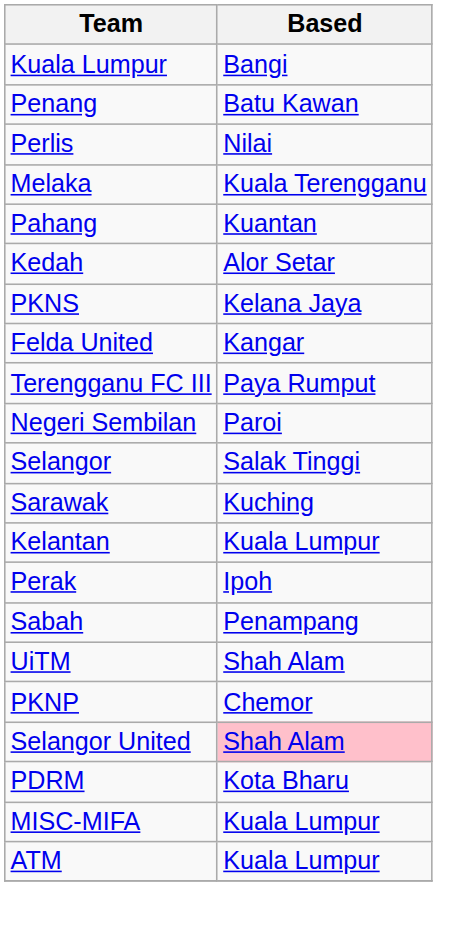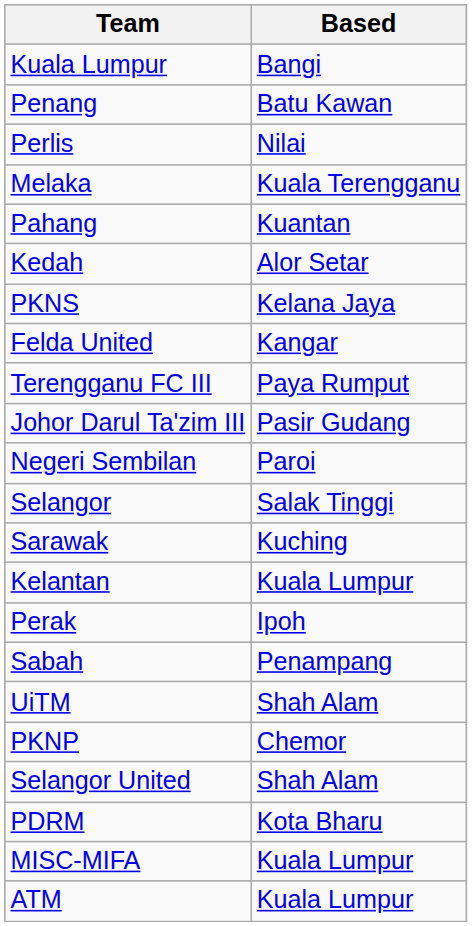+ row: (128, 422)
(284, 741) pink background -> (318, 781) no background
